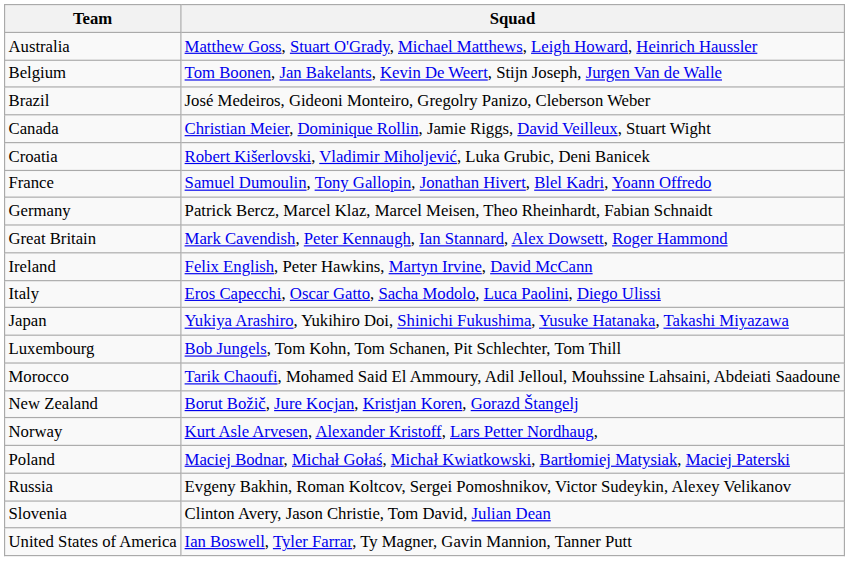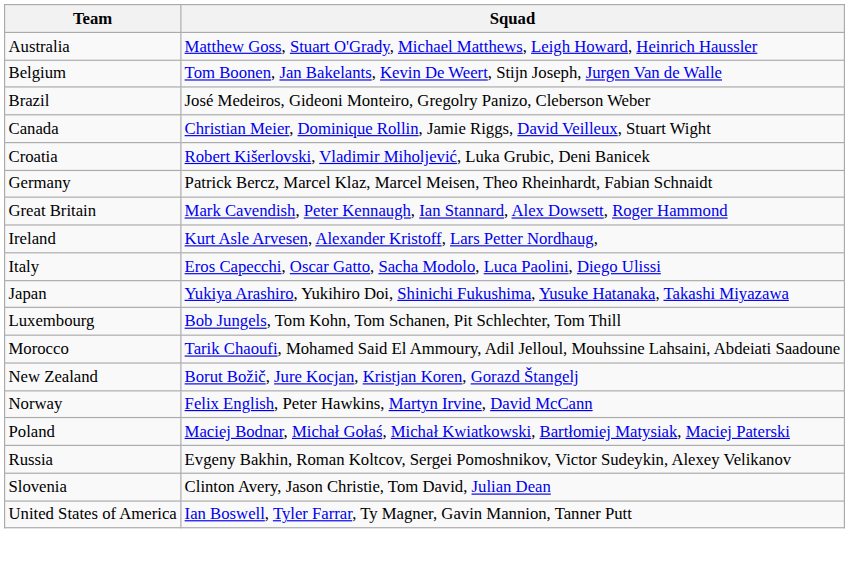- row: (31, 183)
(389, 266) Felix English, Peter Hawkins, Martyn Irvine, David McCann -> (391, 239) Kurt Asle Arvesen, Alexander Kristoff, Lars Petter Nordhaug,
(391, 431) Kurt Asle Arvesen, Alexander Kristoff, Lars Petter Nordhaug, -> (389, 404) Felix English, Peter Hawkins, Martyn Irvine, David McCann
